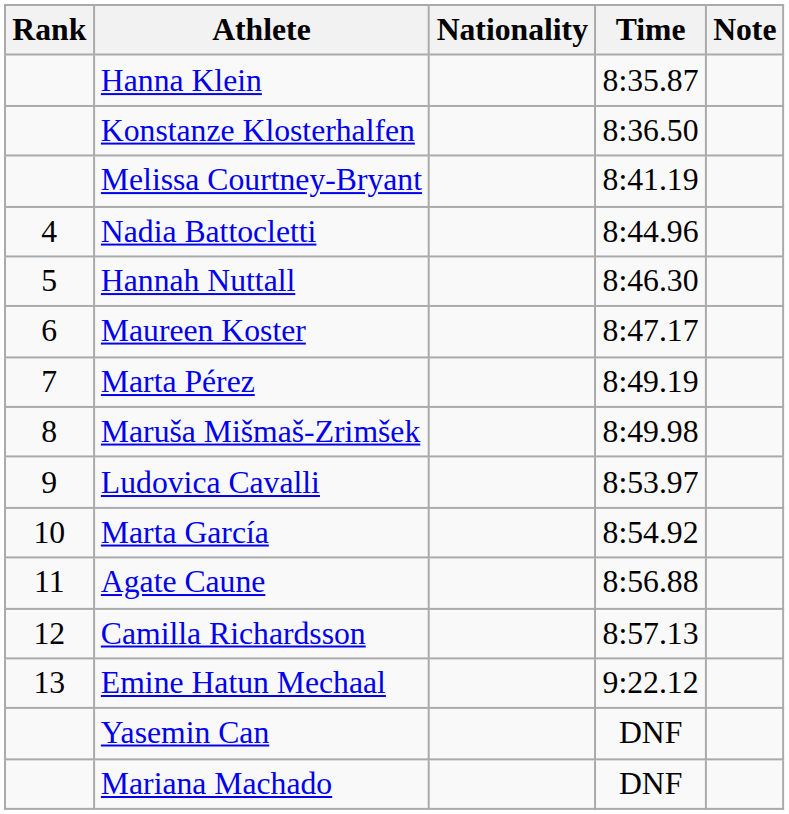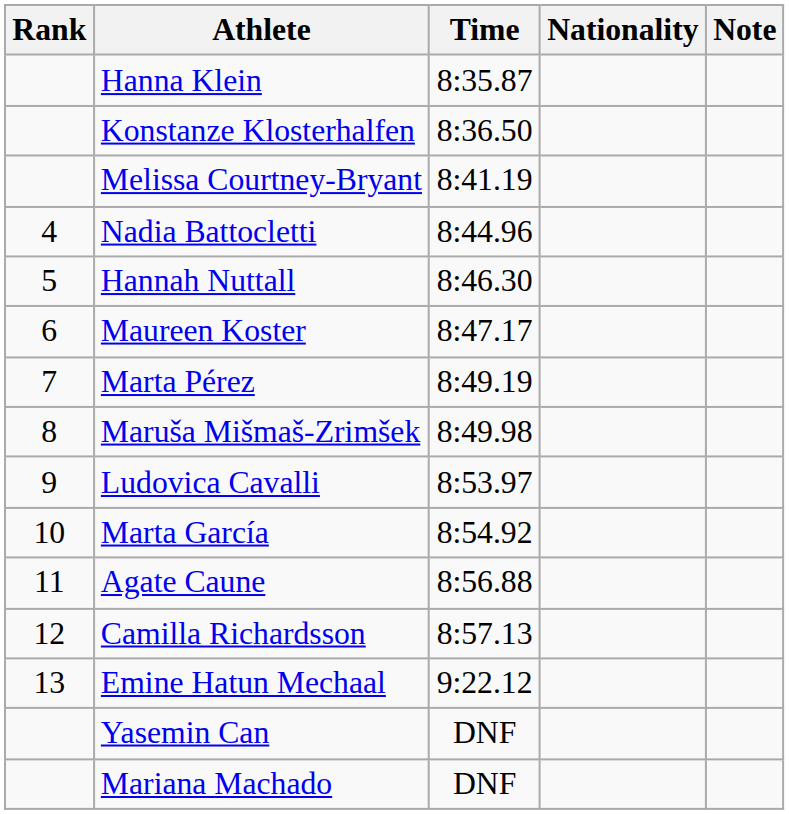columns swapped: (512, 29) <-> (651, 29)
